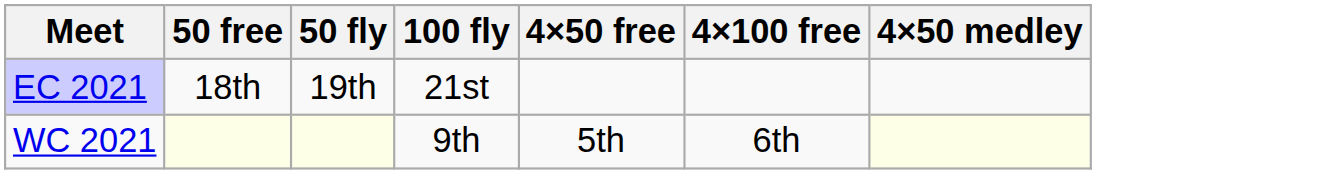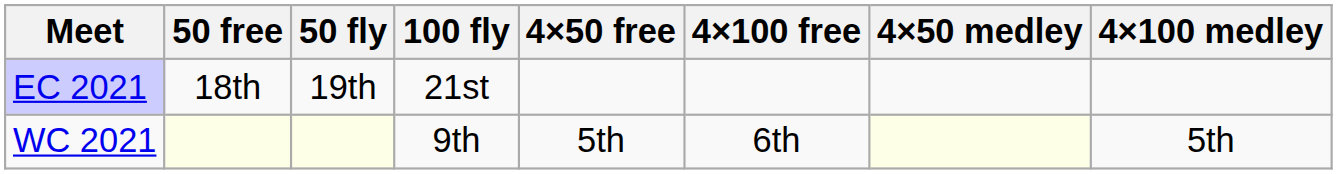+ column: (1211, 31)
